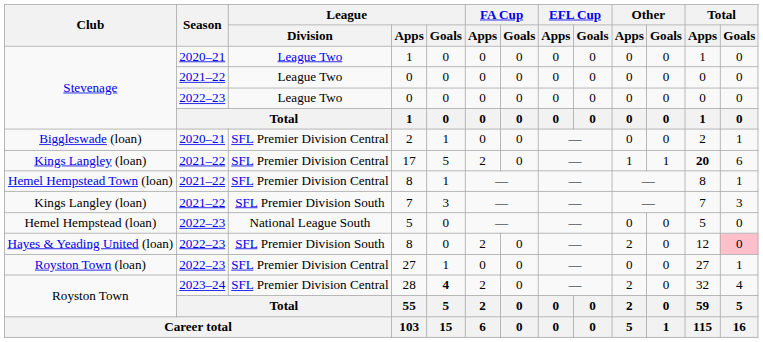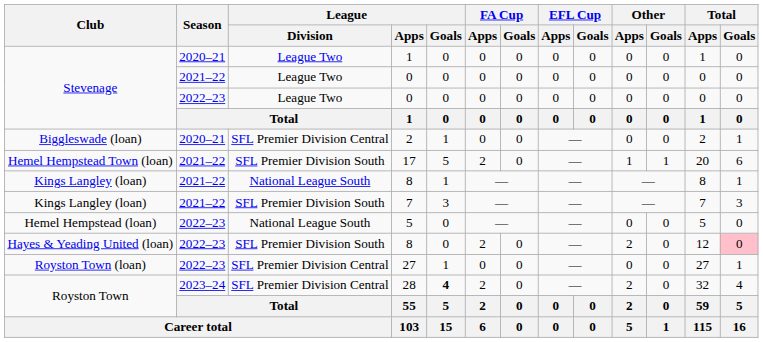(90, 160) Kings Langley (loan) -> (90, 160) Hemel Hempstead Town (loan)
(310, 160) SFL Premier Division Central -> (310, 160) SFL Premier Division South
(703, 160) bold -> (703, 160) normal
(90, 181) Hemel Hempstead Town (loan) -> (90, 181) Kings Langley (loan)
(310, 181) SFL Premier Division Central -> (310, 181) National League South
